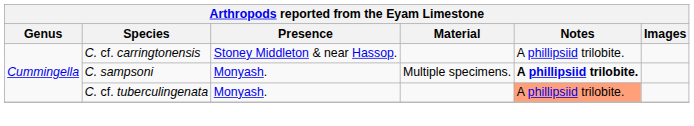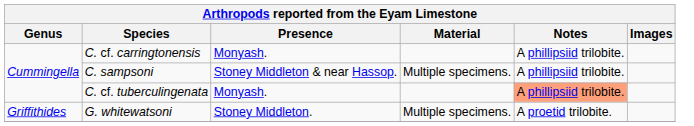(306, 53) Stoney Middleton & near Hassop. -> (240, 53) Monyash.
(240, 72) Monyash. -> (306, 72) Stoney Middleton & near Hassop.
(578, 72) bold -> (571, 72) normal
+ row: (128, 111)
